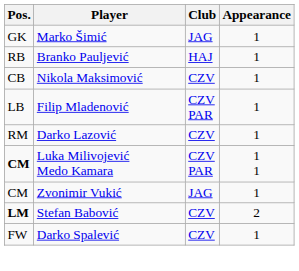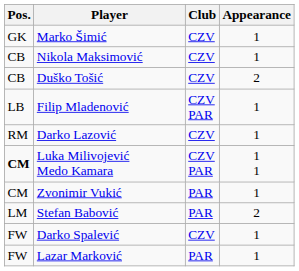(200, 36) JAG -> (201, 36) CZV
- row: (83, 57)
+ row: (70, 78)
(200, 192) JAG -> (201, 192) PAR
(18, 213) bold -> (17, 213) normal
(201, 213) CZV -> (201, 213) PAR
+ row: (79, 255)
